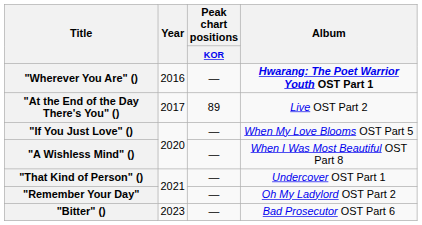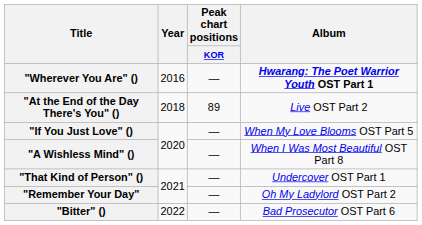(173, 107) 2017 -> (173, 107) 2018
(173, 212) 2023 -> (173, 212) 2022
